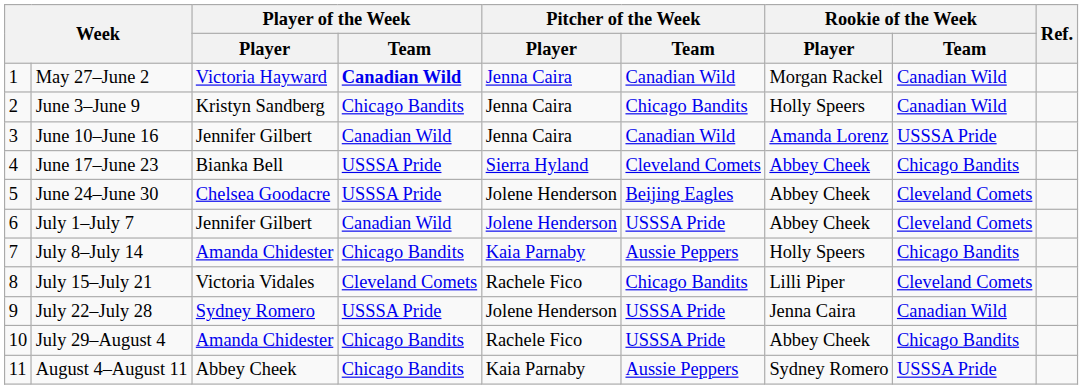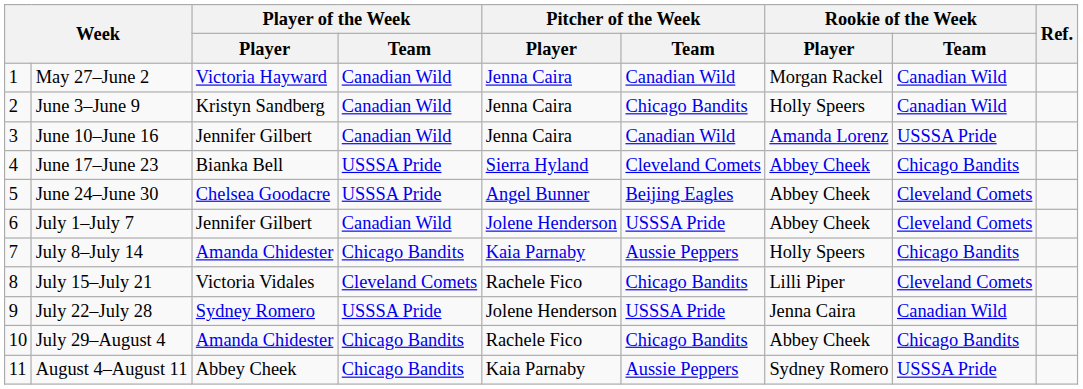(402, 77) bold -> (397, 77) normal
(403, 106) Chicago Bandits -> (397, 106) Canadian Wild
(551, 194) Jolene Henderson -> (538, 194) Angel Bunner
(675, 340) USSSA Pride -> (687, 340) Chicago Bandits
